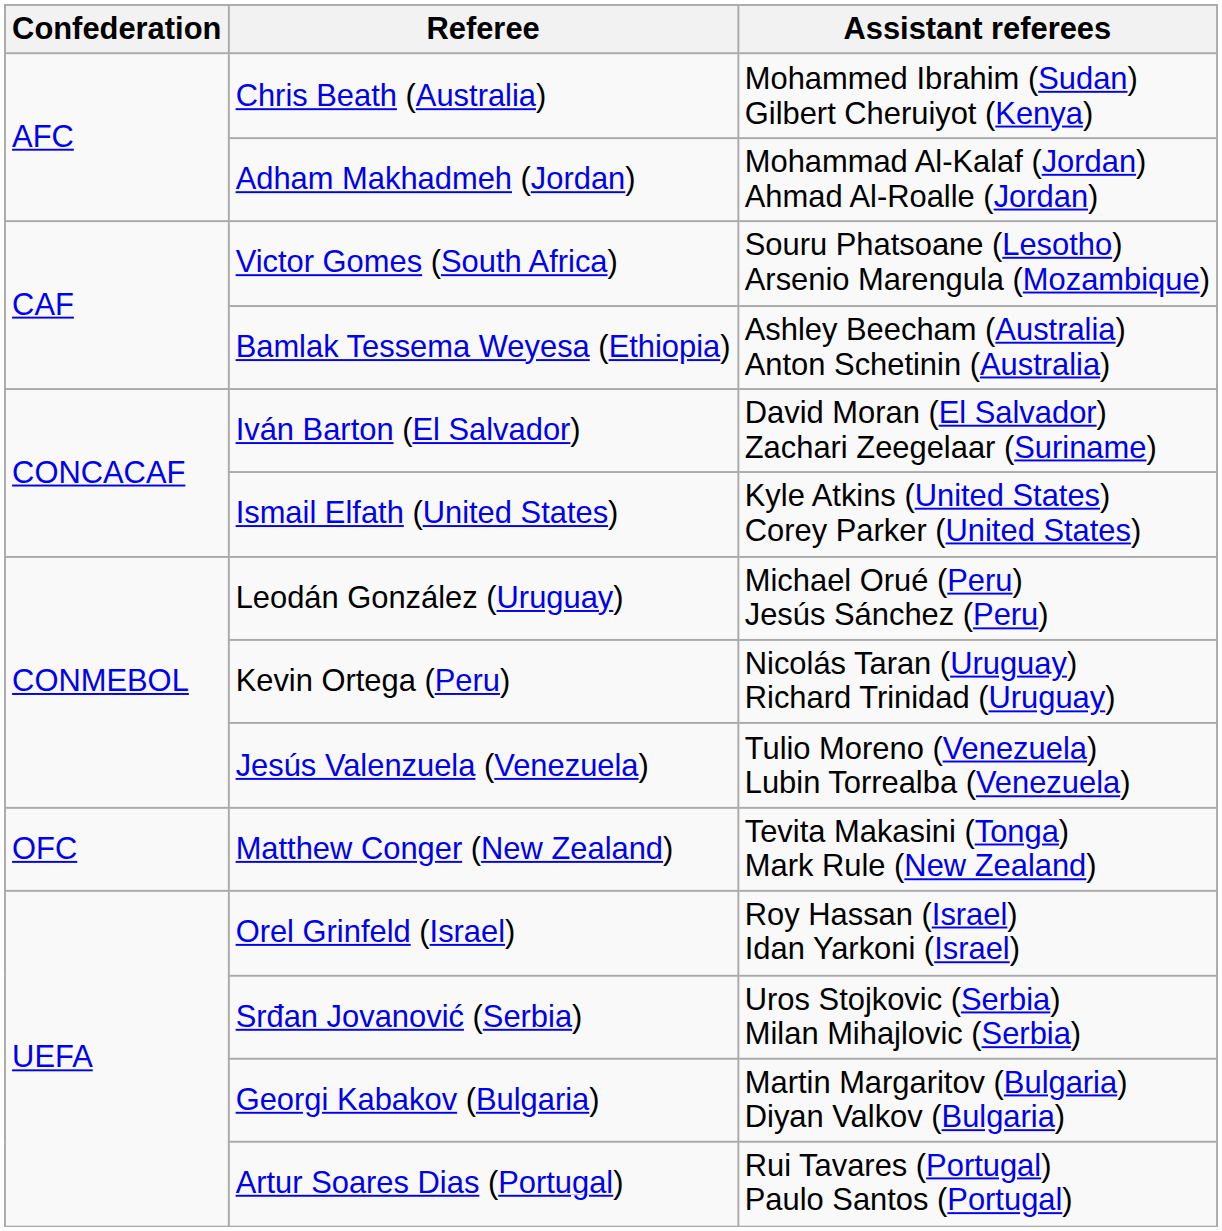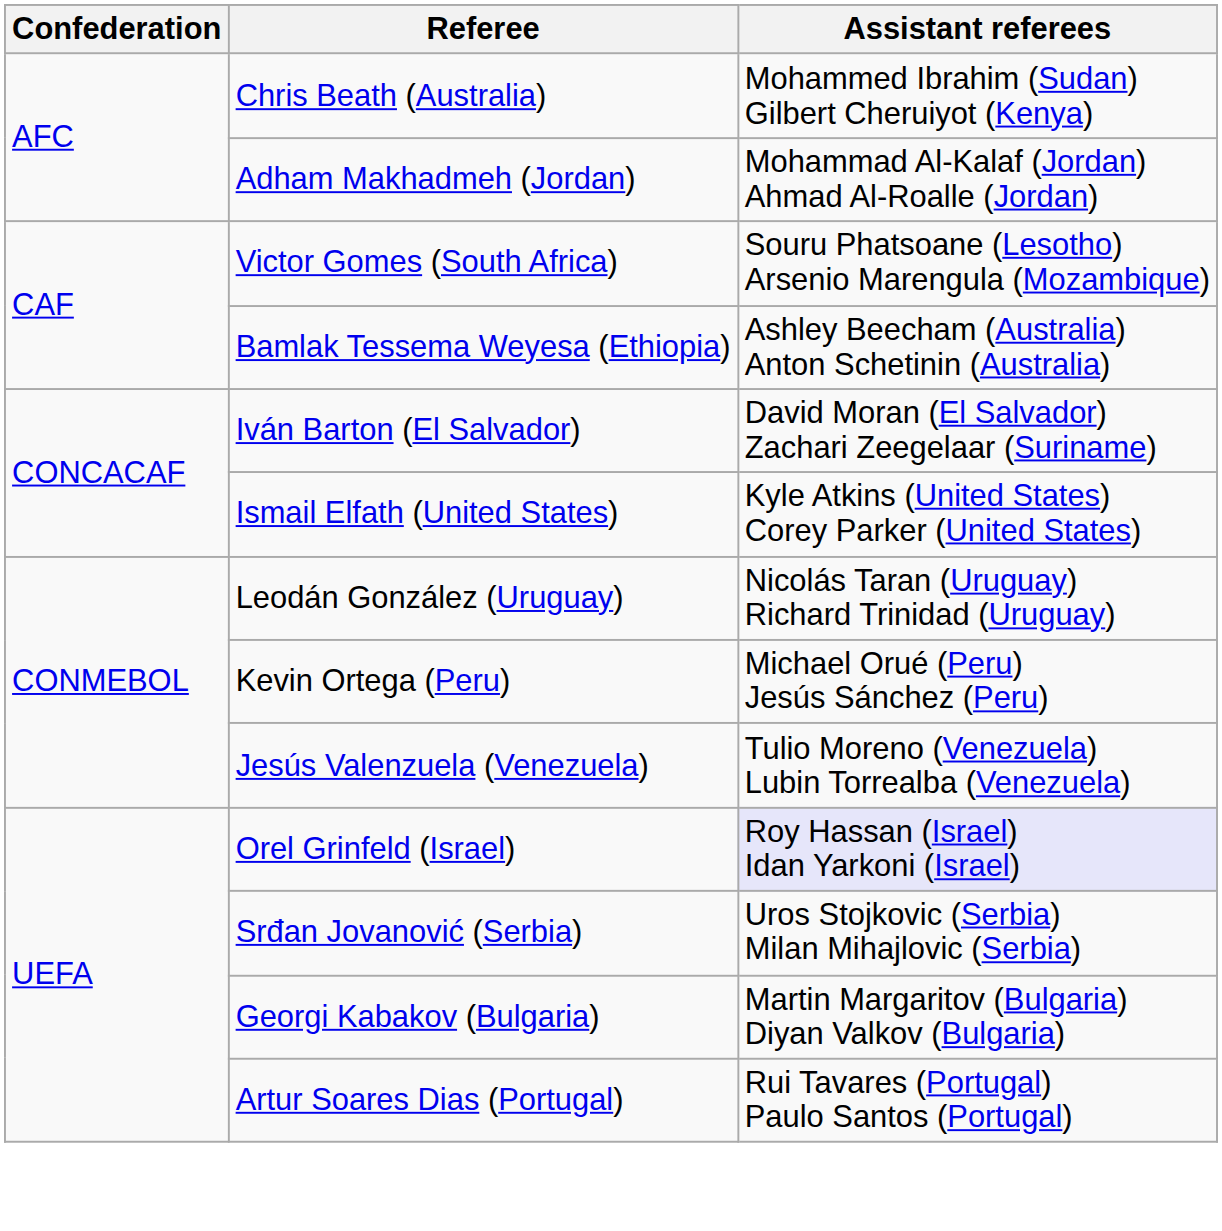(897, 597) Michael Orué (Peru) Jesús Sánchez (Peru) -> (930, 597) Nicolás Taran (Uruguay) Richard Trinidad (Uruguay)
(930, 681) Nicolás Taran (Uruguay) Richard Trinidad (Uruguay) -> (897, 681) Michael Orué (Peru) Jesús Sánchez (Peru)
- row: (454, 848)
(882, 932) no background -> (882, 848) lavender background
